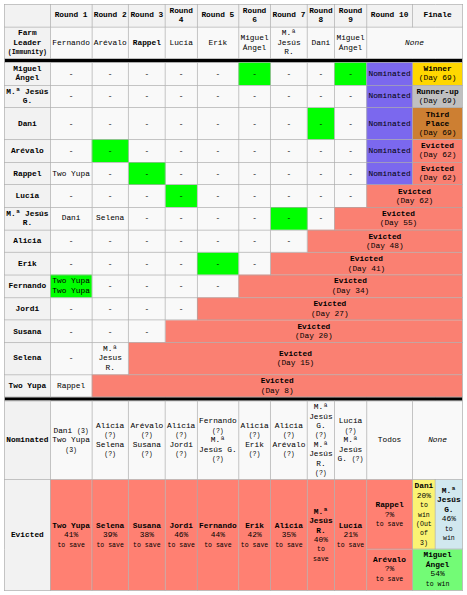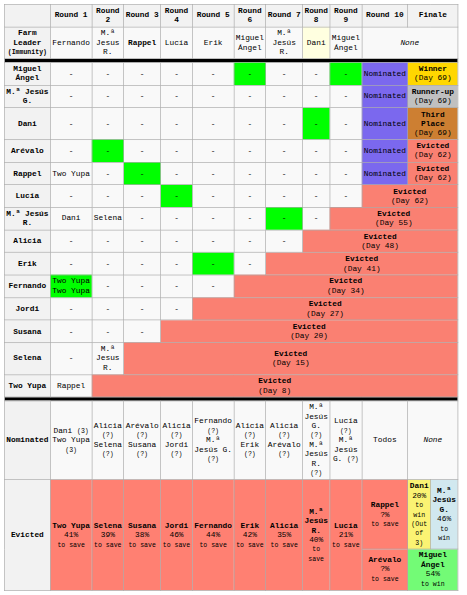(110, 43) Arévalo -> (108, 43) M.ª Jesus R.
(321, 43) no background -> (316, 43) lightyellow background
